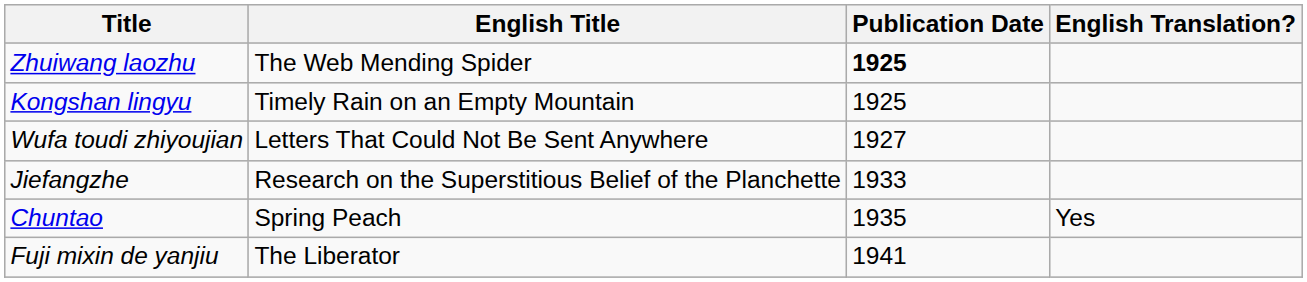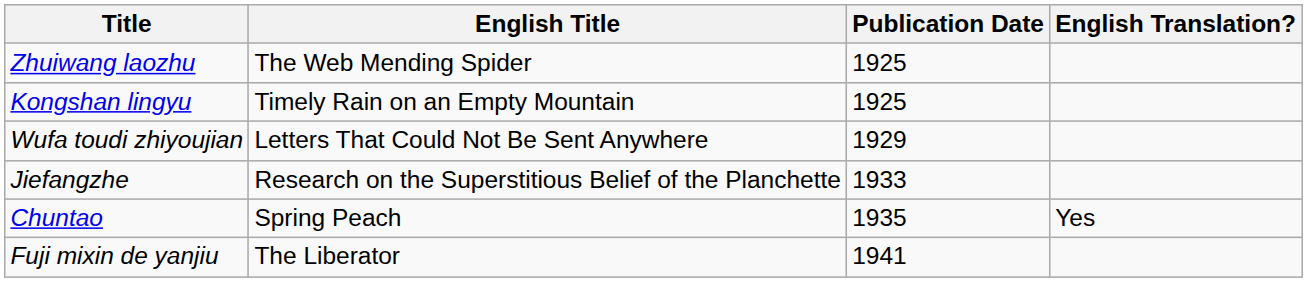(879, 62) bold -> (879, 62) normal
(879, 140) 1927 -> (879, 140) 1929
